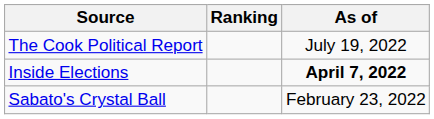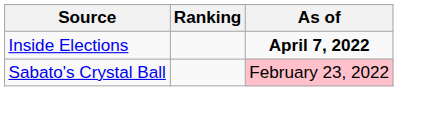- row: (106, 45)
(356, 99) no background -> (319, 72) pink background
